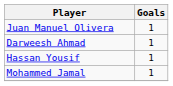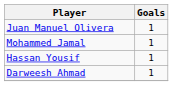rows swapped: (46, 73) <-> (46, 42)
